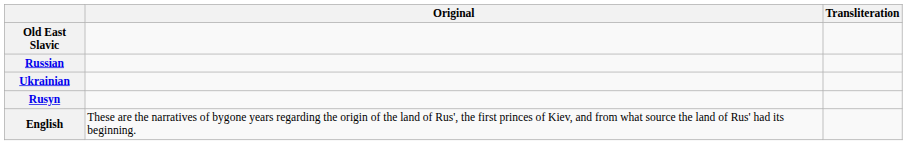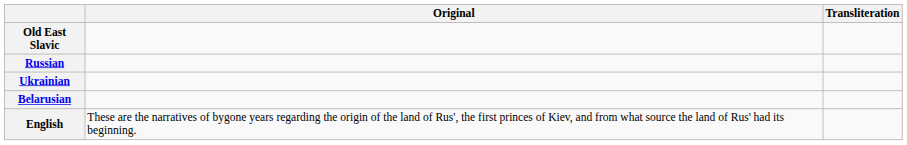+ row: (45, 99)
- row: (44, 99)
